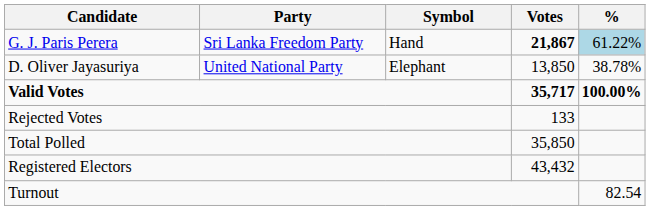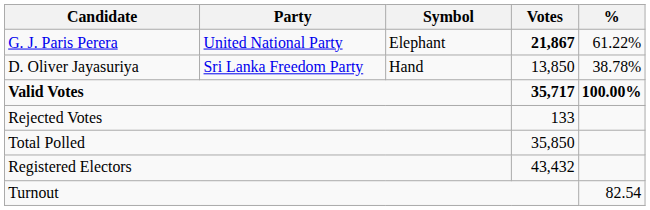(283, 42) Sri Lanka Freedom Party -> (273, 42) United National Party
(406, 42) Hand -> (417, 42) Elephant
(617, 42) lightblue background -> (617, 42) no background
(273, 67) United National Party -> (283, 67) Sri Lanka Freedom Party
(417, 67) Elephant -> (406, 67) Hand
